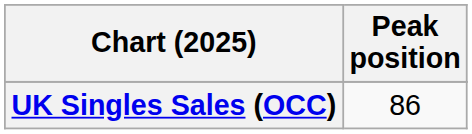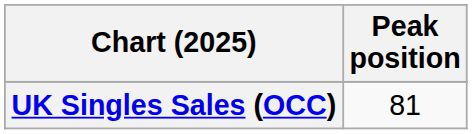(405, 104) 86 -> (405, 104) 81
